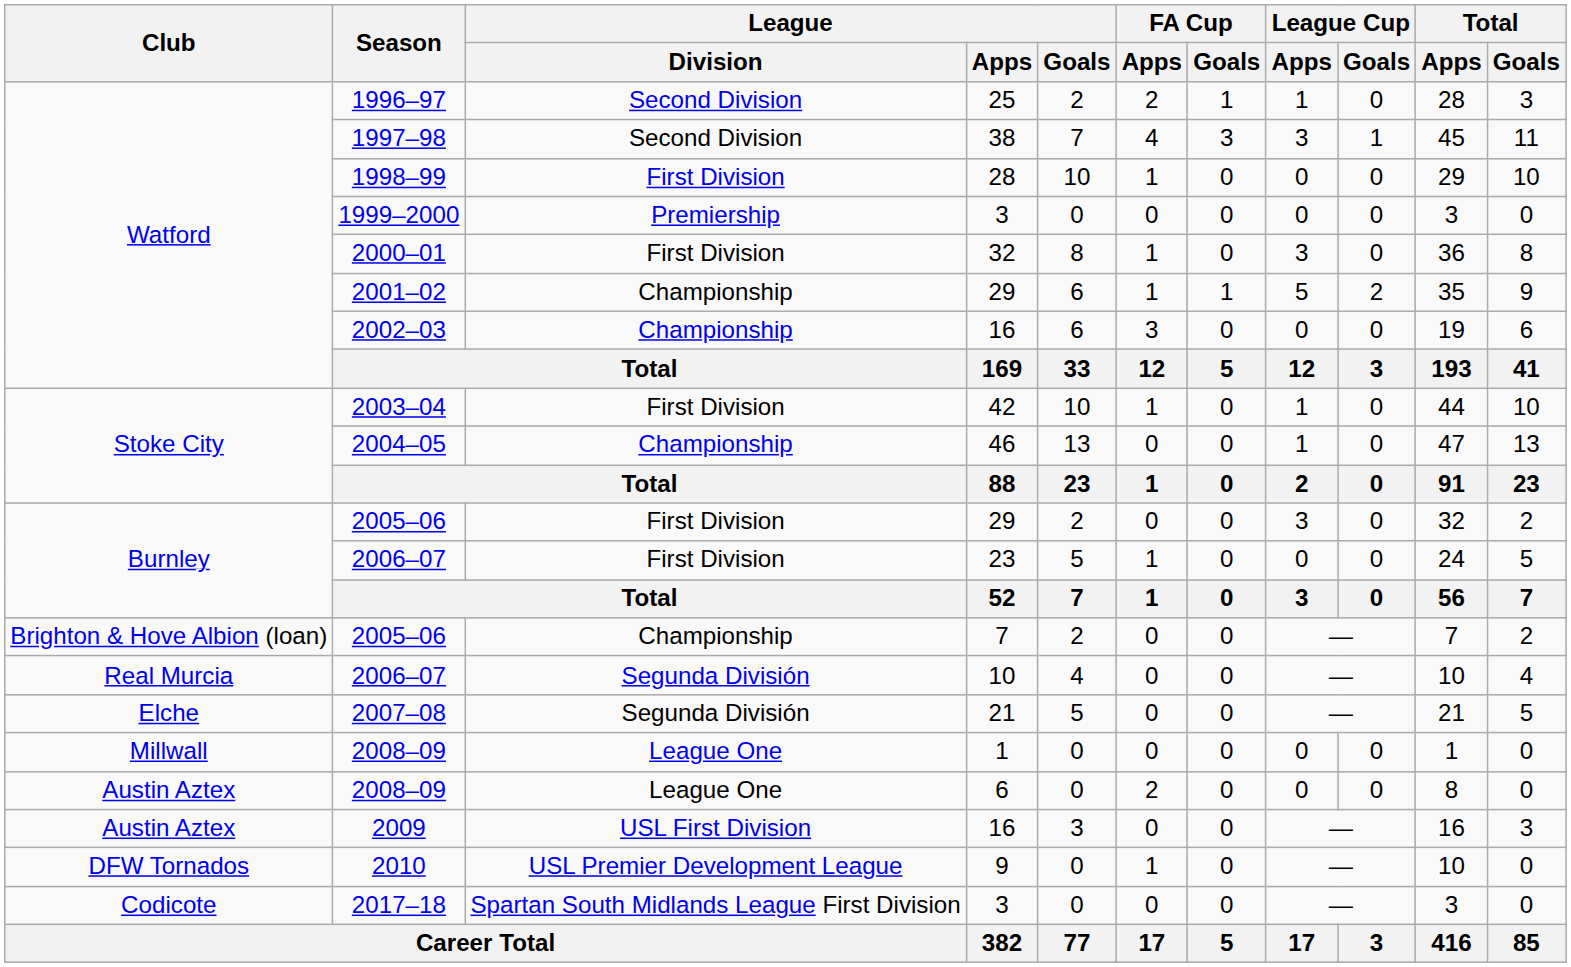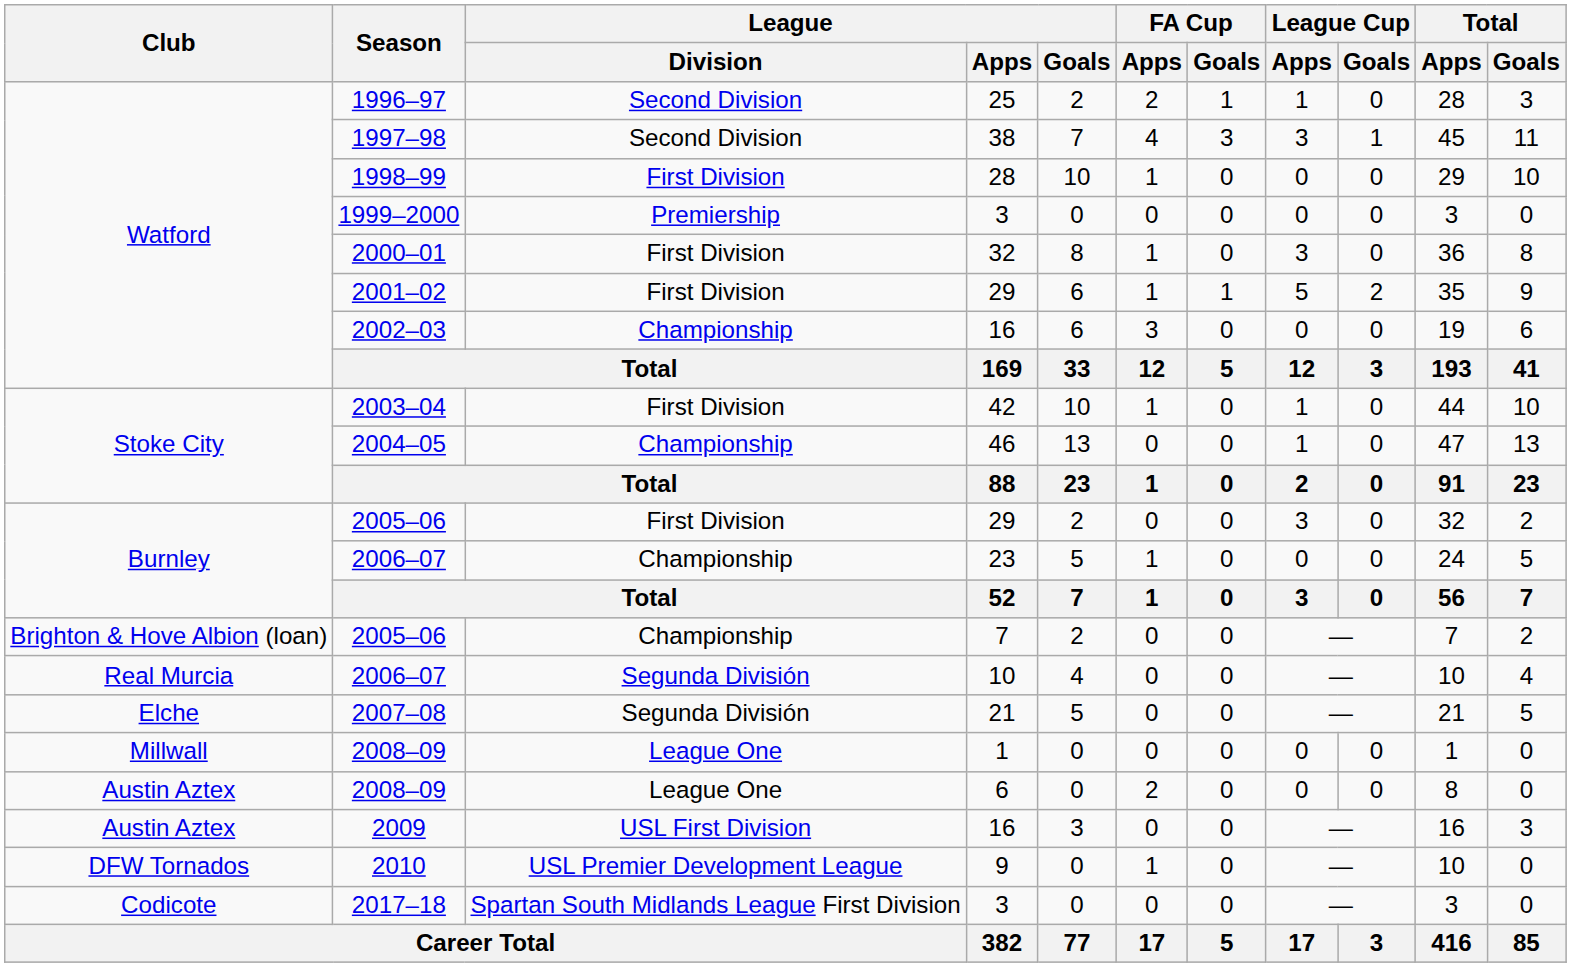(716, 291) Championship -> (716, 291) First Division
(716, 560) First Division -> (716, 560) Championship
